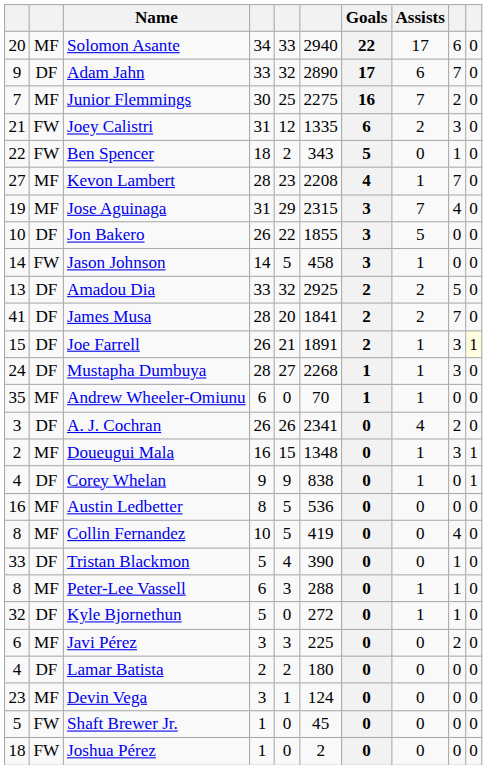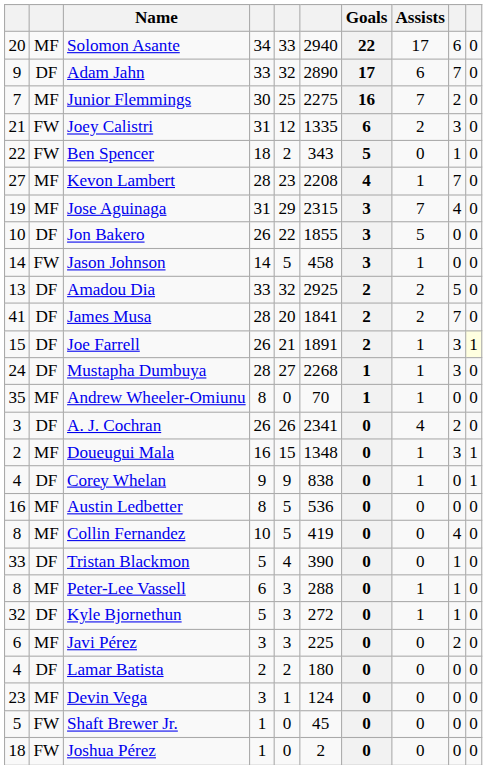(262, 398) 6 -> (262, 398) 8
(287, 615) 0 -> (287, 615) 3
